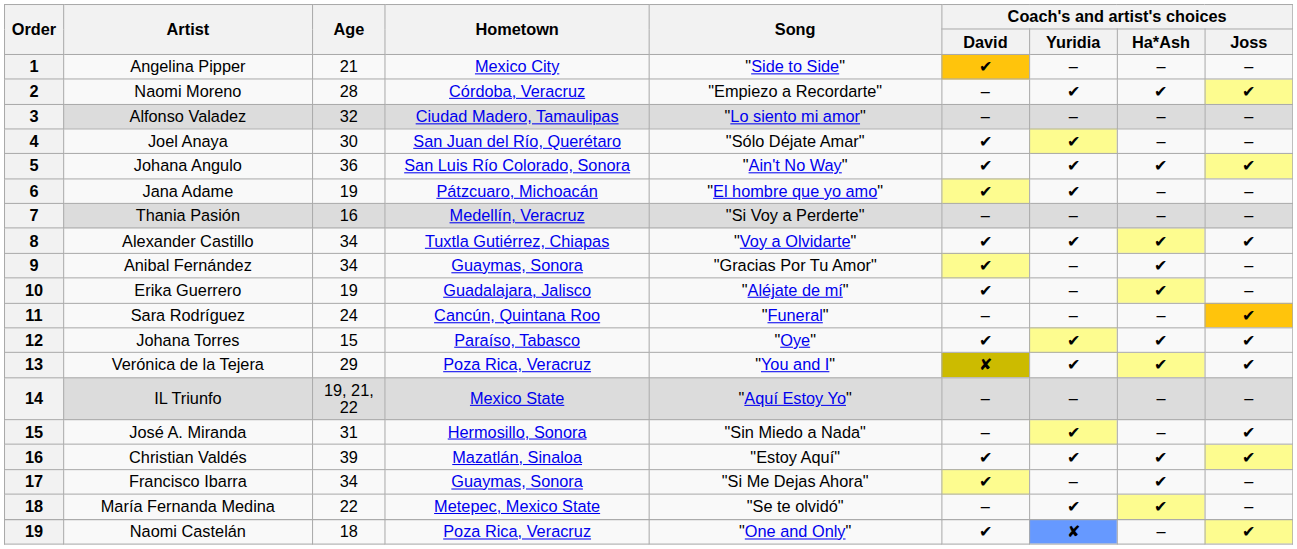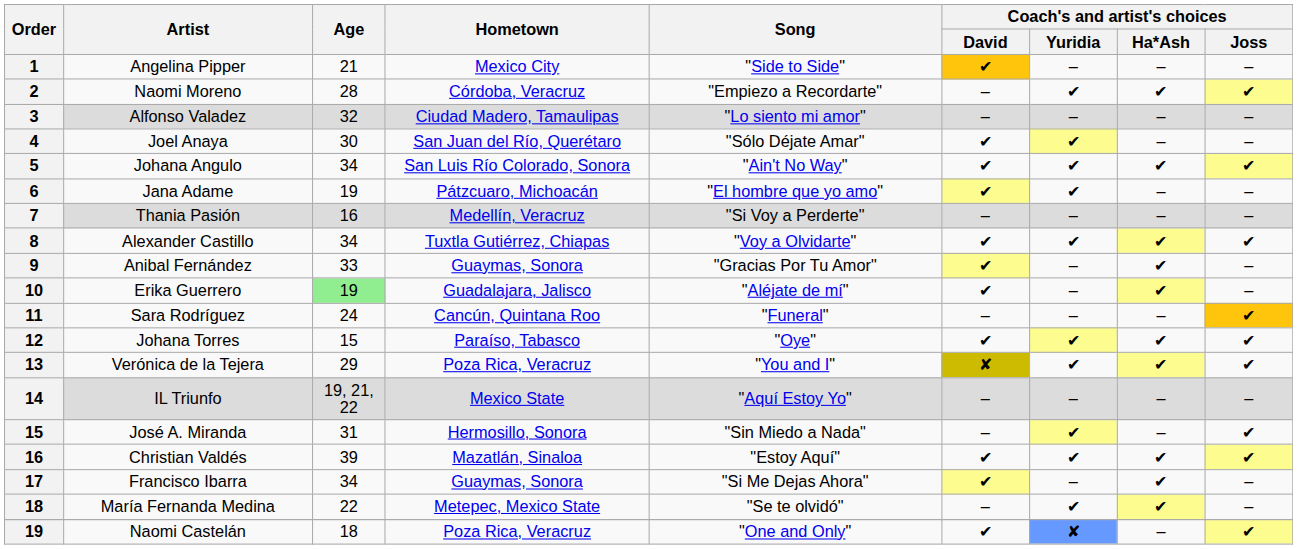(349, 166) 36 -> (349, 166) 34
(349, 266) 34 -> (349, 266) 33
(349, 290) no background -> (349, 290) lightgreen background
